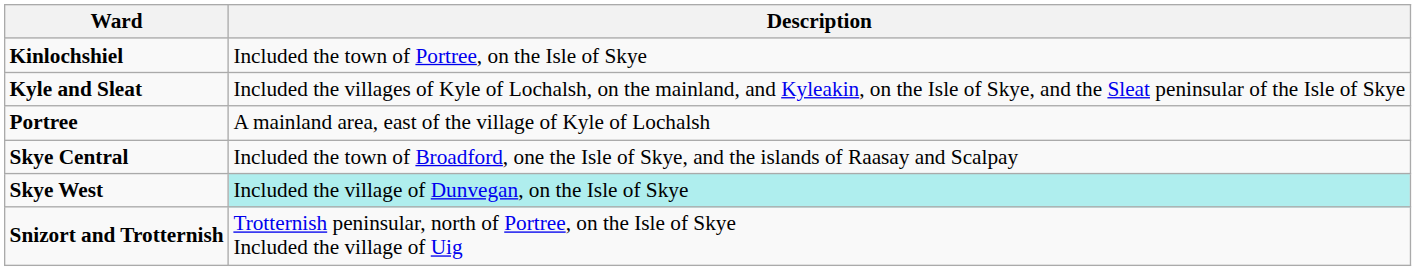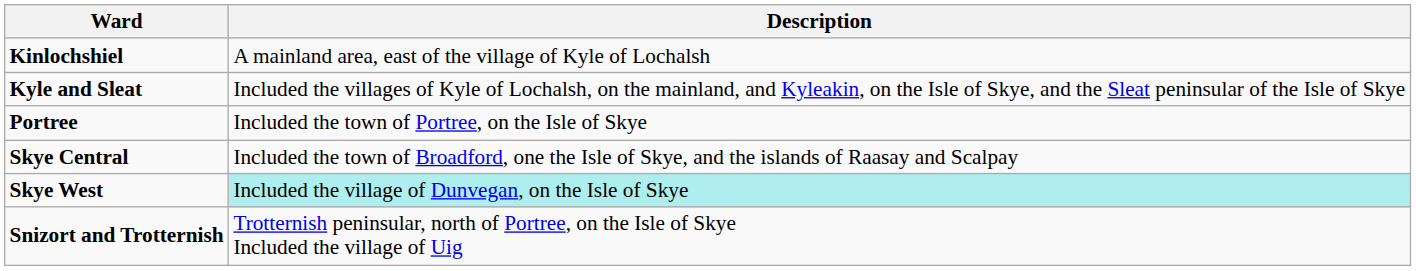(440, 55) Included the town of Portree, on the Isle of Skye -> (472, 55) A mainland area, east of the village of Kyle of Lochalsh
(472, 122) A mainland area, east of the village of Kyle of Lochalsh -> (440, 122) Included the town of Portree, on the Isle of Skye
